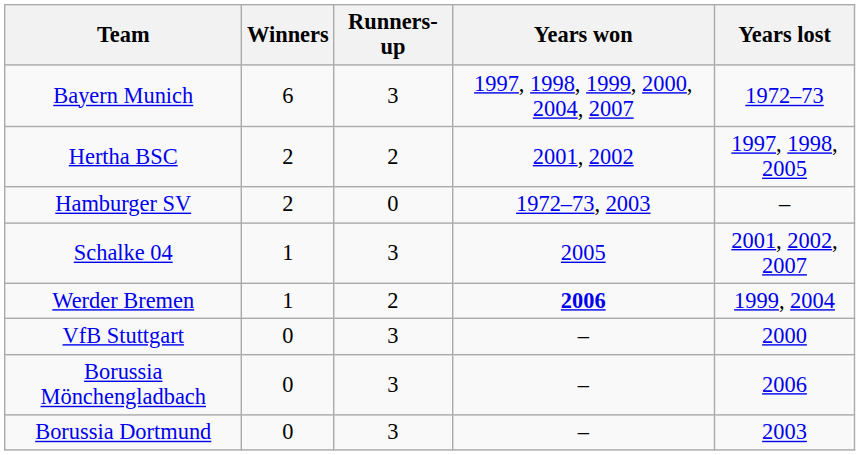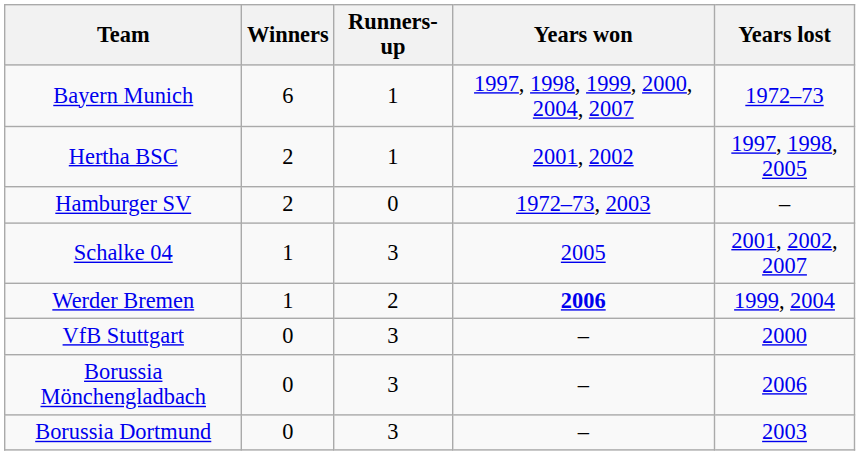(393, 95) 3 -> (393, 95) 1
(393, 156) 2 -> (393, 156) 1
